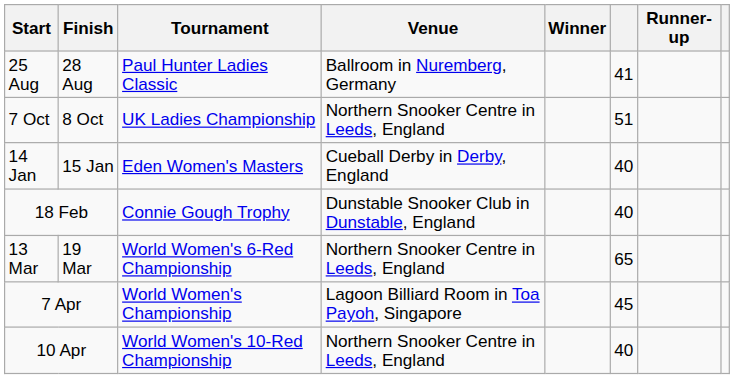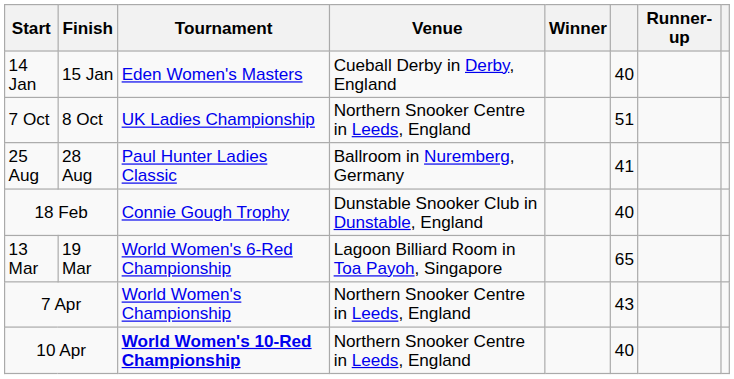rows swapped: (24, 74) <-> (22, 166)
(430, 259) Northern Snooker Centre in Leeds, England -> (425, 259) Lagoon Billiard Room in Toa Payoh, Singapore
(433, 305) Lagoon Billiard Room in Toa Payoh, Singapore -> (429, 305) Northern Snooker Centre in Leeds, England
(624, 305) 45 -> (624, 305) 43
(212, 351) normal -> (217, 351) bold
